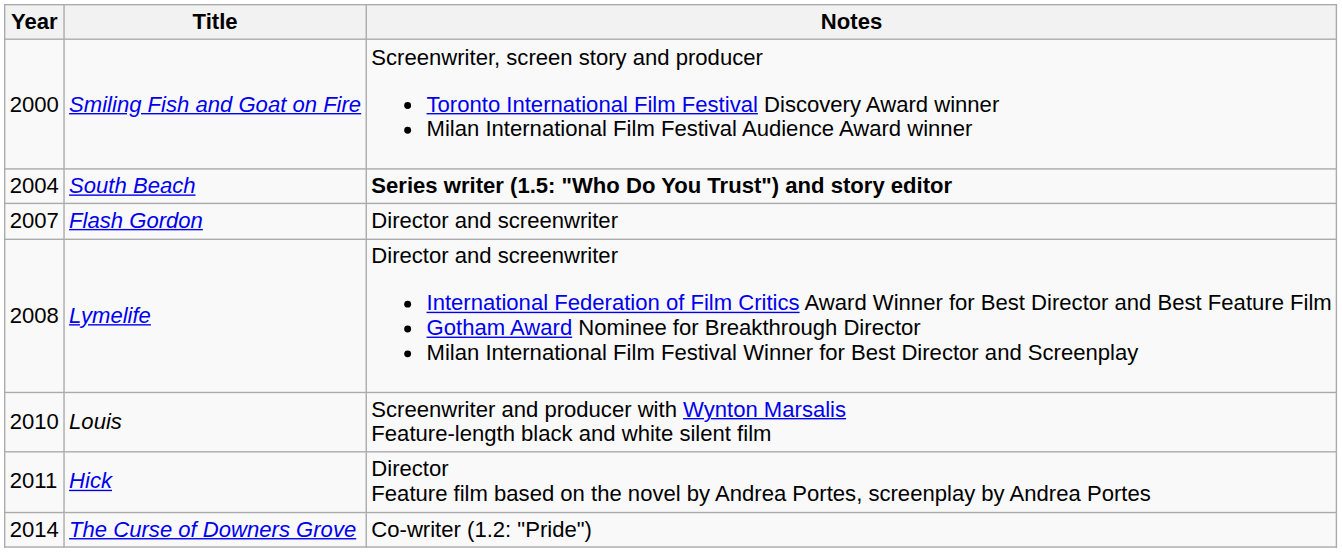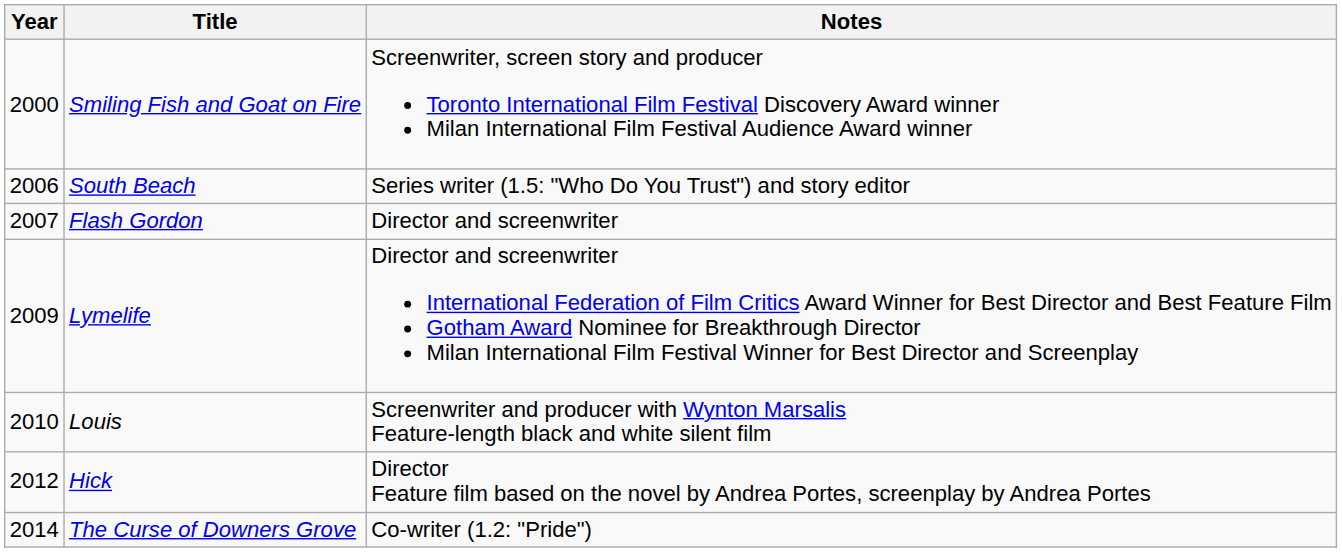(34, 185) 2004 -> (34, 185) 2006
(662, 185) bold -> (641, 185) normal
(34, 315) 2008 -> (34, 315) 2009
(34, 481) 2011 -> (34, 481) 2012
